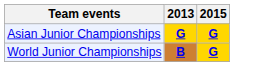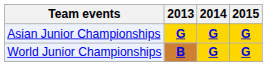+ column: (213, 14)
